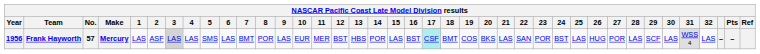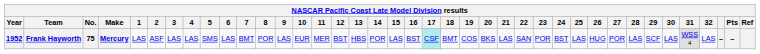(14, 39) 1956 -> (14, 39) 1952
(91, 39) 57 -> (91, 39) 75
(174, 39) lightgrey background -> (174, 39) no background
